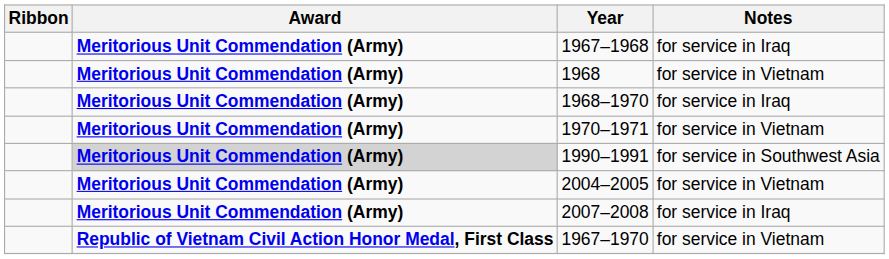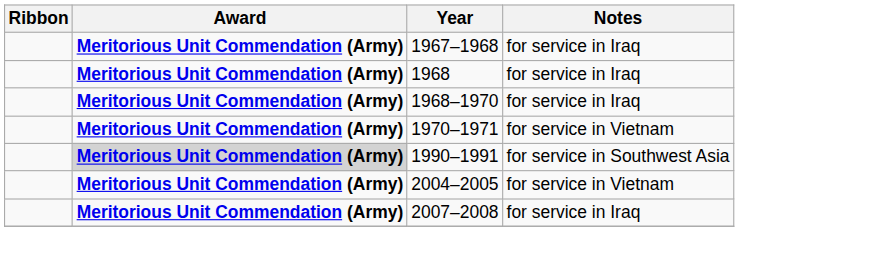(740, 74) for service in Vietnam -> (573, 74) for service in Iraq
- row: (605, 240)
